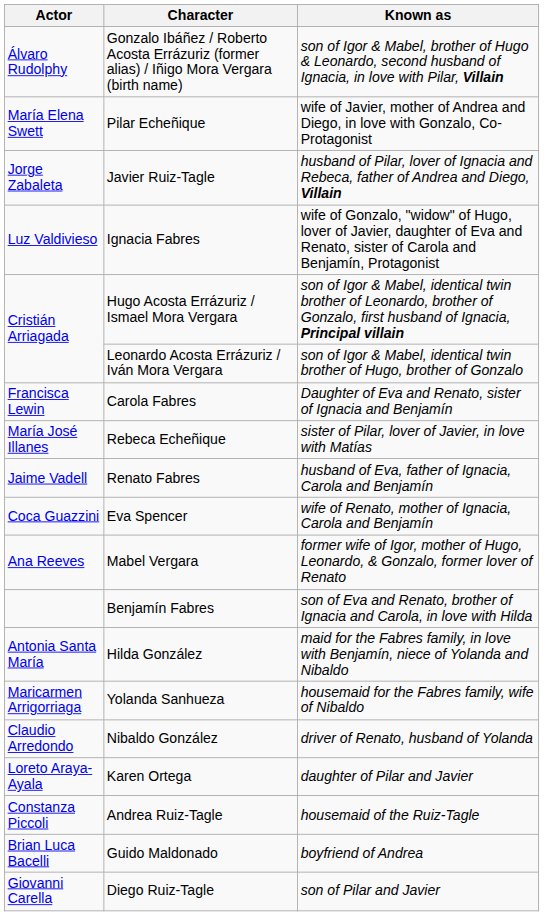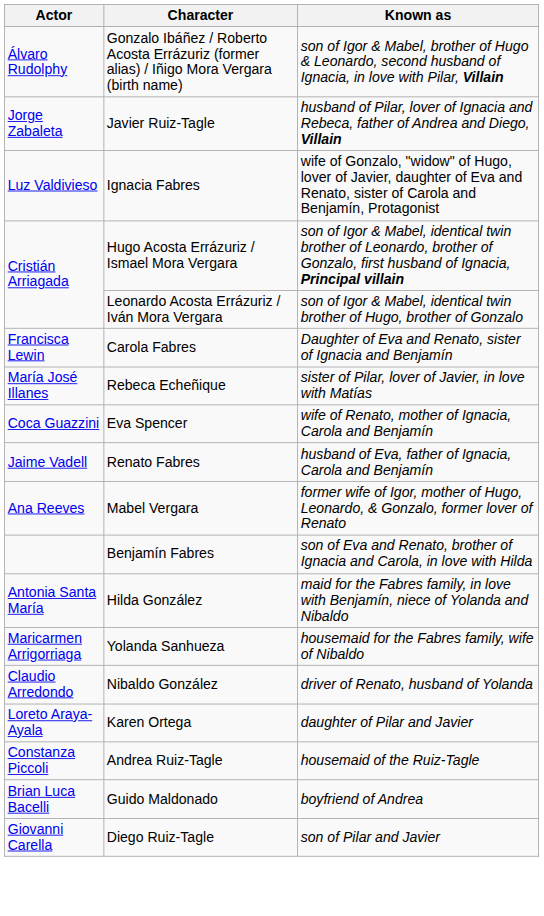- row: (156, 123)
rows swapped: (147, 516) <-> (153, 477)
